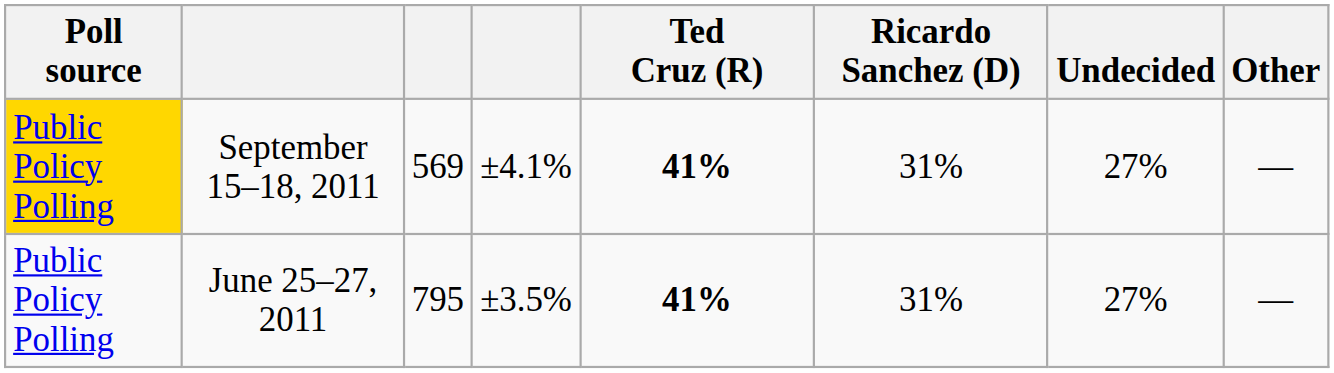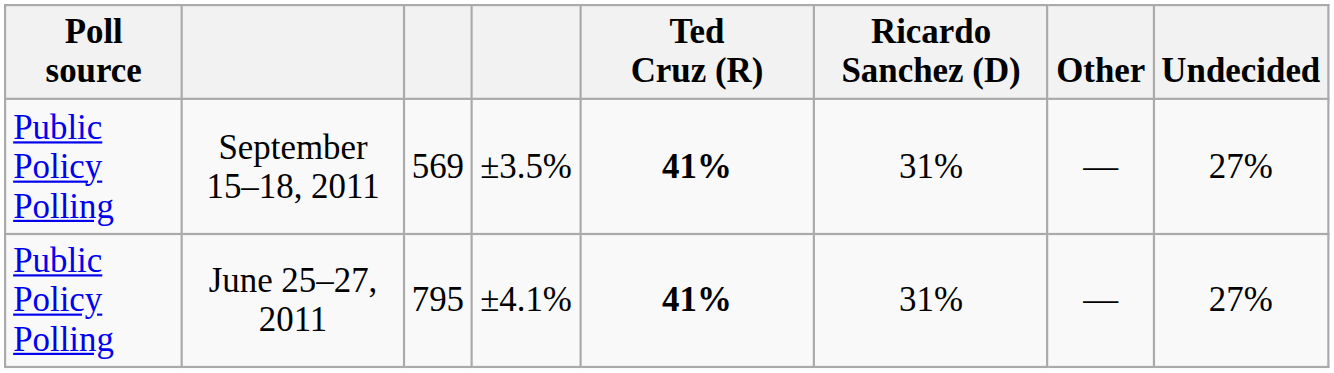columns swapped: (1276, 71) <-> (1136, 71)
(64, 165) gold background -> (64, 165) no background
(526, 165) ±4.1% -> (526, 165) ±3.5%
(526, 299) ±3.5% -> (526, 299) ±4.1%
